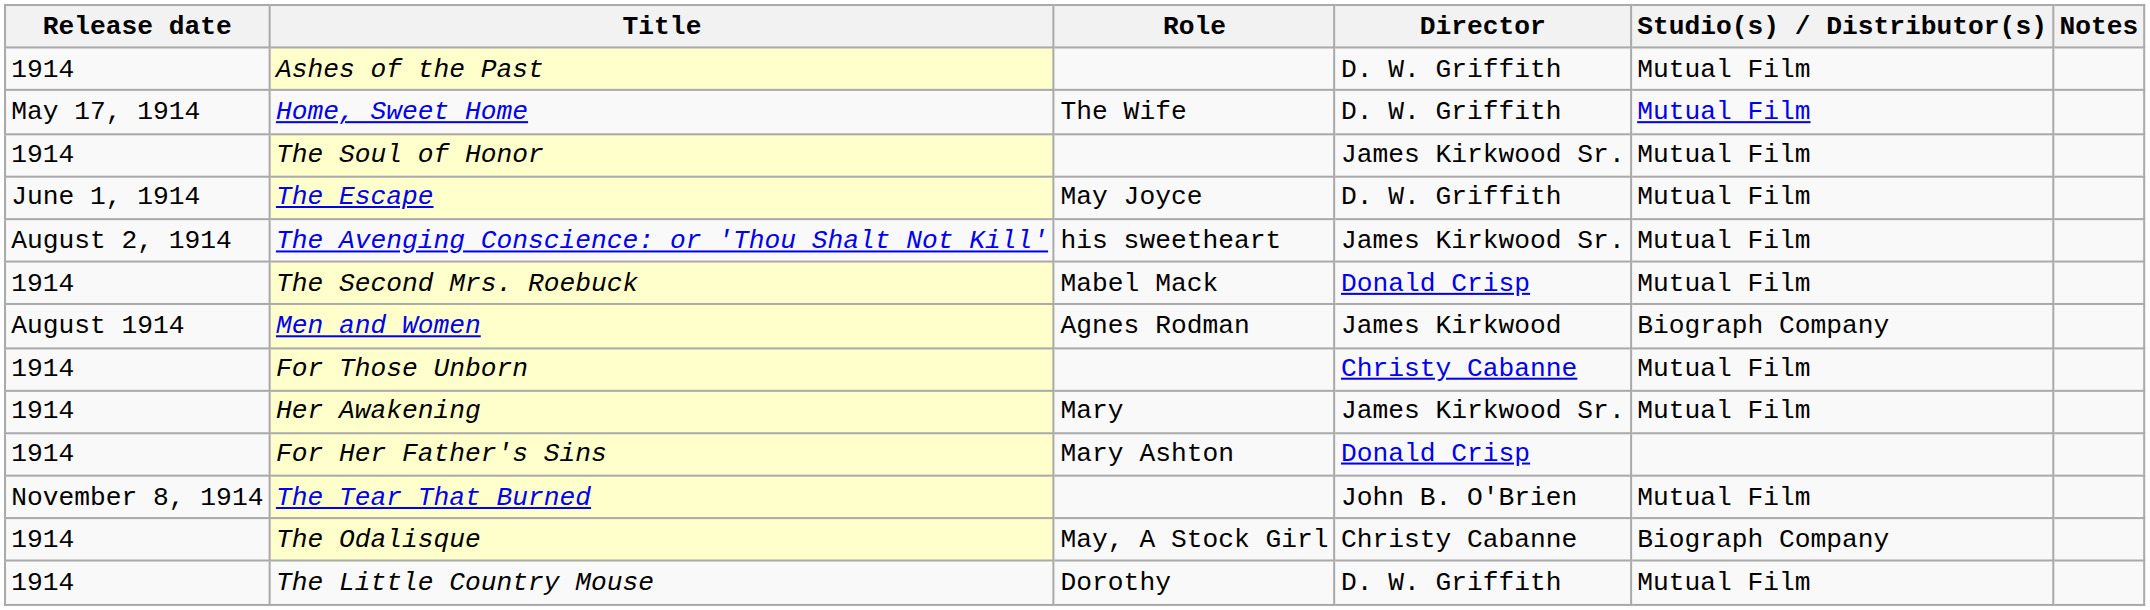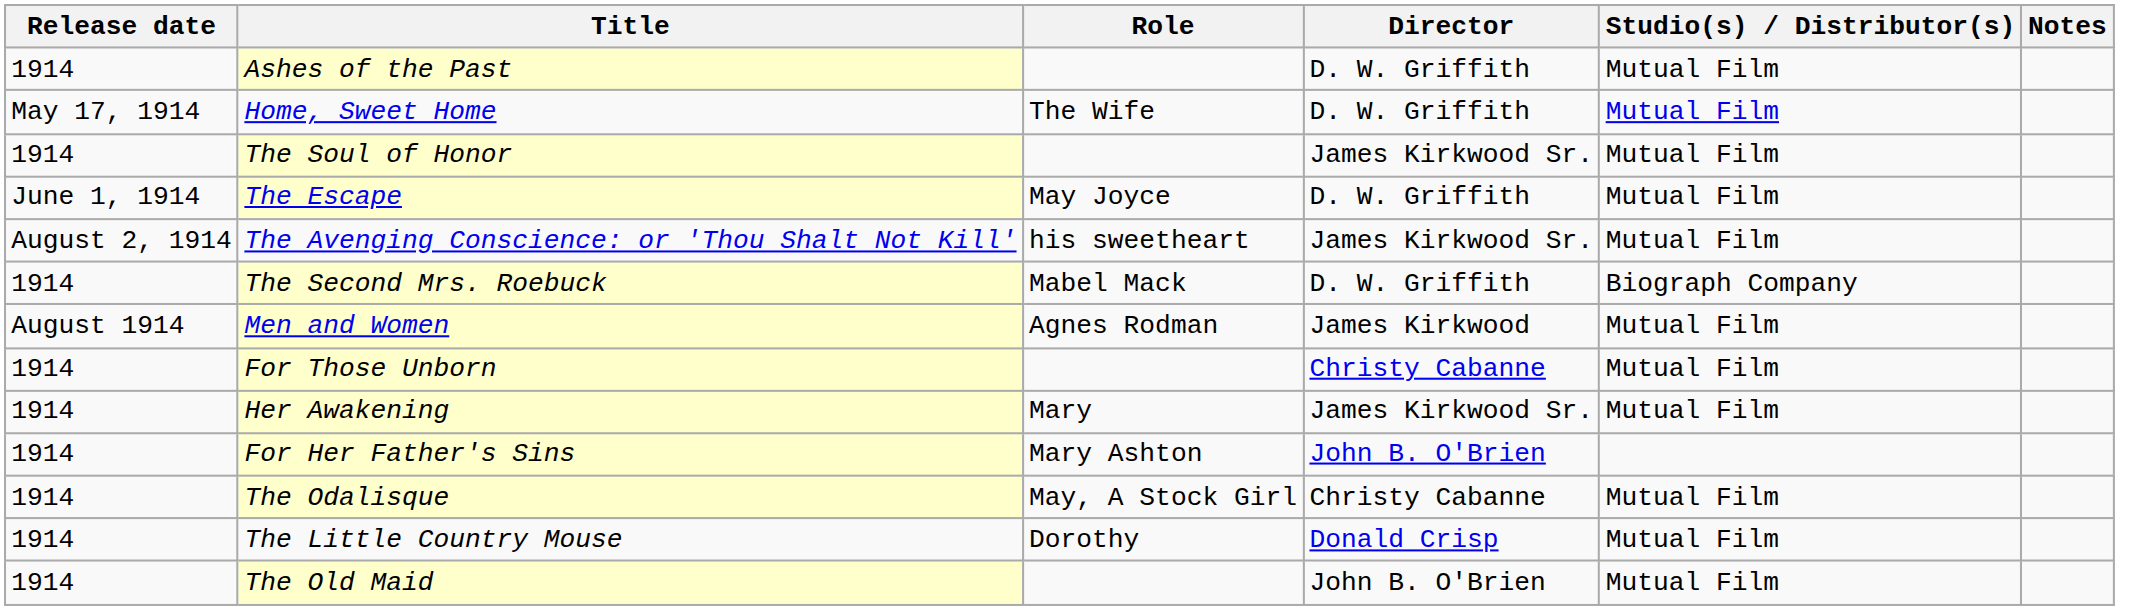(1436, 283) Donald Crisp -> (1420, 283) D. W. Griffith
(1724, 283) Mutual Film -> (1732, 283) Biograph Company
(1763, 326) Biograph Company -> (1692, 326) Mutual Film
(1436, 454) Donald Crisp -> (1428, 454) John B. O'Brien
- row: (434, 497)
(1763, 540) Biograph Company -> (1692, 497) Mutual Film
(1451, 583) D. W. Griffith -> (1404, 540) Donald Crisp
+ row: (339, 583)
